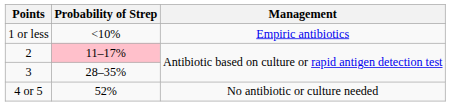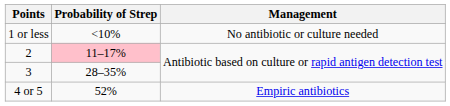(303, 33) Empiric antibiotics -> (303, 33) No antibiotic or culture needed
(303, 91) No antibiotic or culture needed -> (303, 91) Empiric antibiotics
